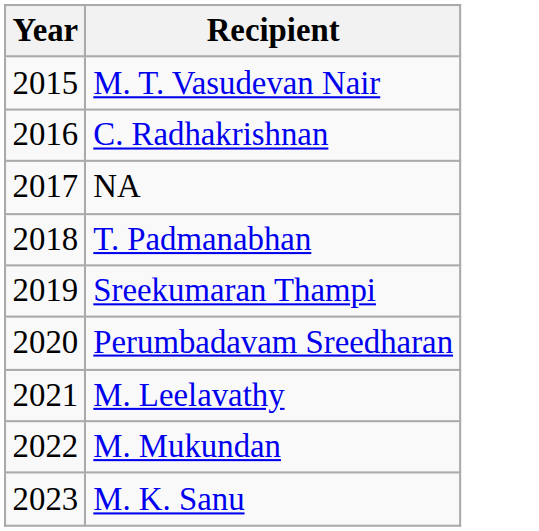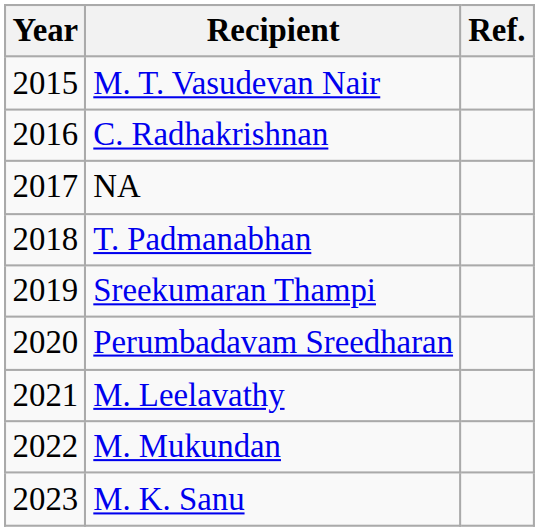+ column: (497, 30)
